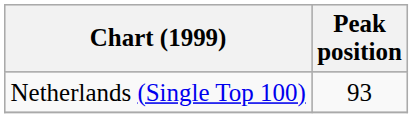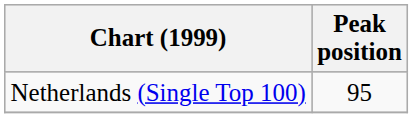(360, 91) 93 -> (360, 91) 95
